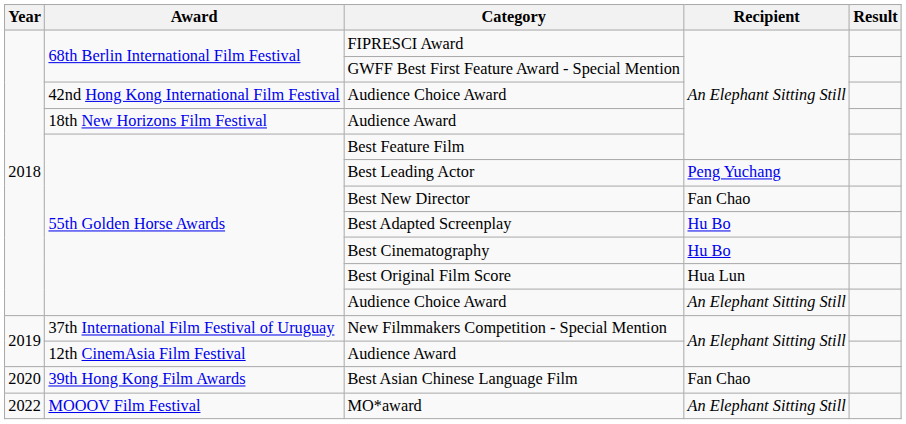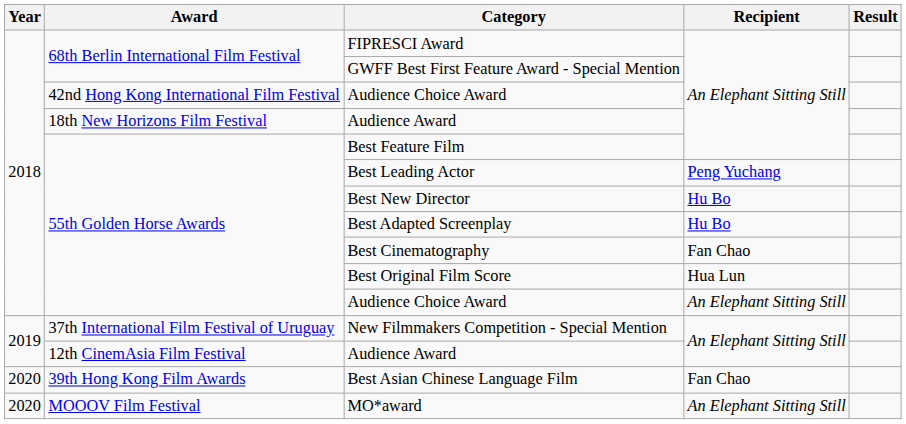(719, 198) Fan Chao -> (709, 198) Hu Bo
(709, 250) Hu Bo -> (719, 250) Fan Chao
(25, 405) 2022 -> (25, 405) 2020
